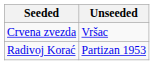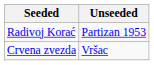rows swapped: (41, 50) <-> (42, 32)
